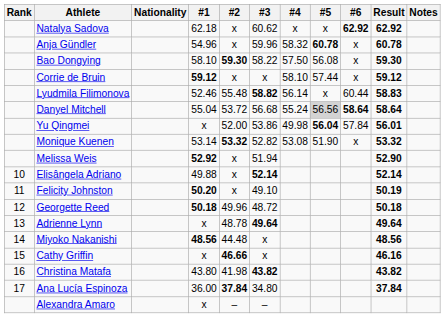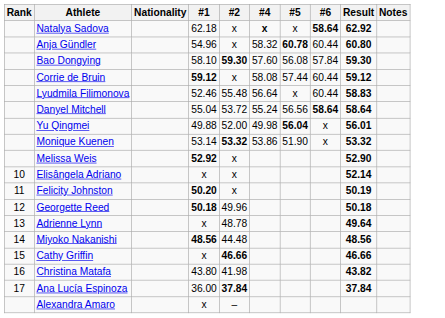- column: (265, 12)
(295, 28) normal -> (265, 28) bold
(356, 28) 62.92 -> (325, 28) 58.64
(356, 45) x -> (325, 45) 60.44
(389, 45) 60.78 -> (359, 45) 60.80
(295, 61) 57.50 -> (265, 61) 57.60
(356, 61) x -> (325, 61) 57.84
(295, 77) 58.10 -> (265, 77) 58.08
(356, 77) x -> (325, 77) 60.44
(295, 93) 56.14 -> (265, 93) 56.64
(325, 110) lightgrey background -> (295, 110) no background
(204, 126) x -> (204, 126) 49.88
(356, 126) 57.84 -> (325, 126) x
(295, 142) 53.08 -> (265, 142) 53.86
(204, 175) 49.88 -> (204, 175) x
(389, 256) 46.16 -> (359, 256) 46.66
